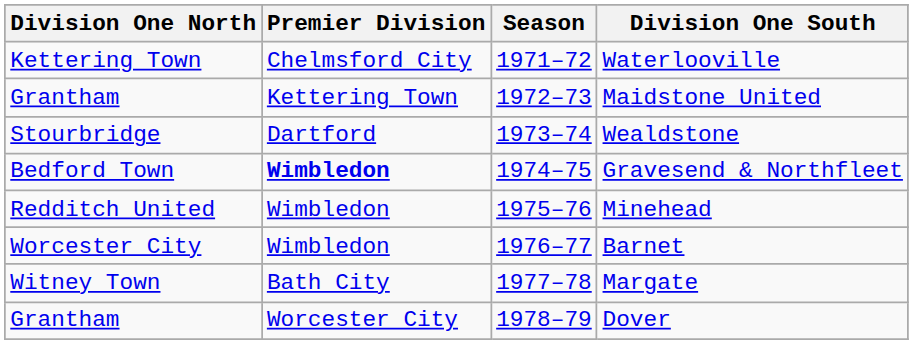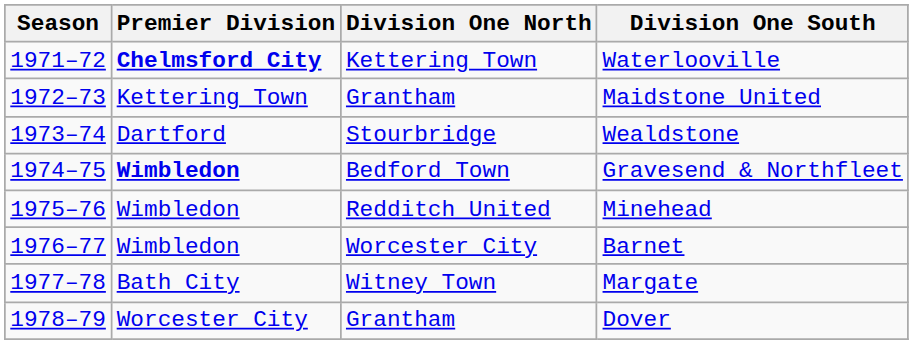columns swapped: (544, 23) <-> (133, 23)
(369, 60) normal -> (219, 60) bold
